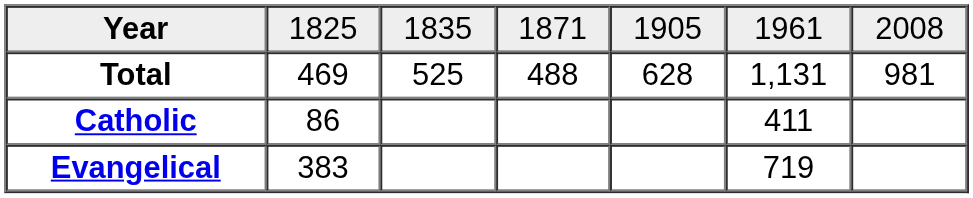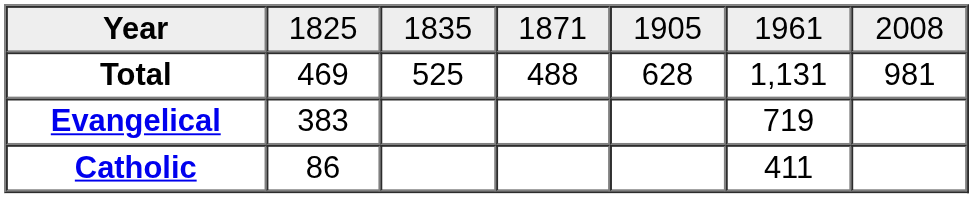rows swapped: (136, 121) <-> (136, 167)
